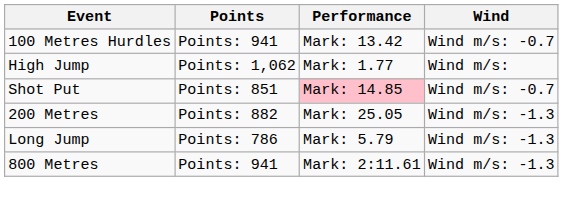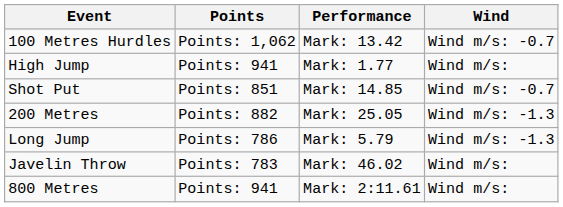(228, 41) Points: 941 -> (237, 41) Points: 1,062
(237, 66) Points: 1,062 -> (228, 66) Points: 941
(353, 91) pink background -> (353, 91) no background
+ row: (67, 164)
(491, 164) Wind m/s: -1.3 -> (469, 189) Wind m/s:
